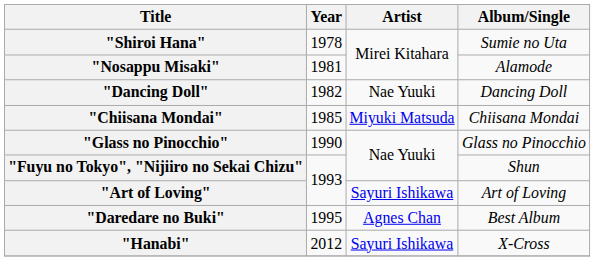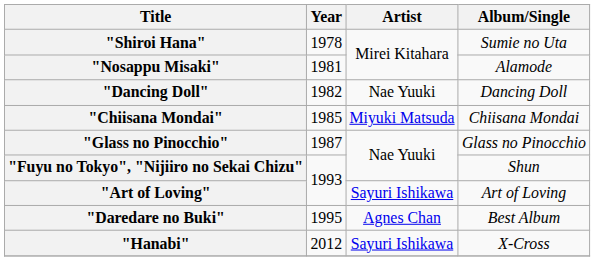(326, 142) 1990 -> (326, 142) 1987
